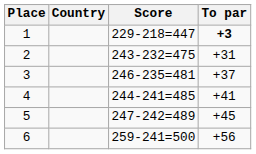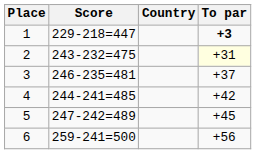columns swapped: (79, 15) <-> (153, 15)
(224, 56) no background -> (224, 56) lightyellow background
(224, 97) +41 -> (224, 97) +42
